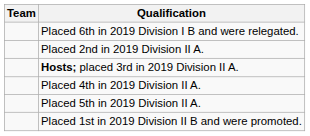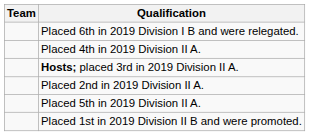rows swapped: (123, 49) <-> (121, 85)
